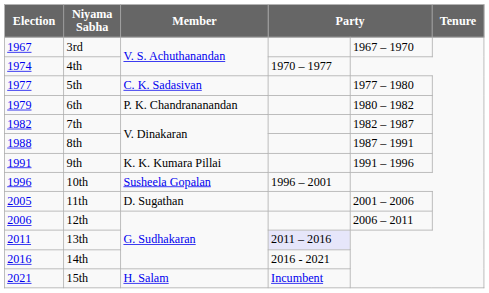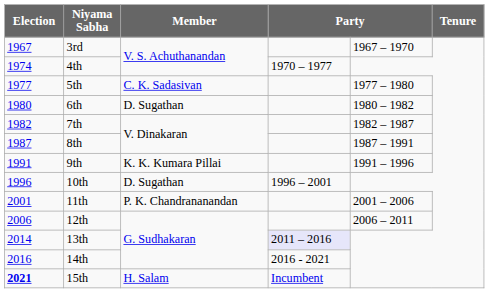(19, 104) 1979 -> (19, 104) 1980
(181, 104) P. K. Chandrananandan -> (154, 104) D. Sugathan
(19, 143) 1988 -> (19, 143) 1987
(167, 182) Susheela Gopalan -> (154, 182) D. Sugathan
(19, 201) 2005 -> (19, 201) 2001
(154, 201) D. Sugathan -> (181, 201) P. K. Chandrananandan
(19, 239) 2011 -> (19, 239) 2014
(19, 278) normal -> (19, 278) bold
